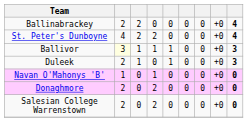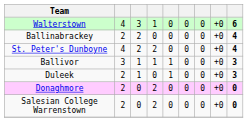+ row: (60, 24)
(123, 50) lightyellow background -> (123, 62) no background
- row: (60, 75)
